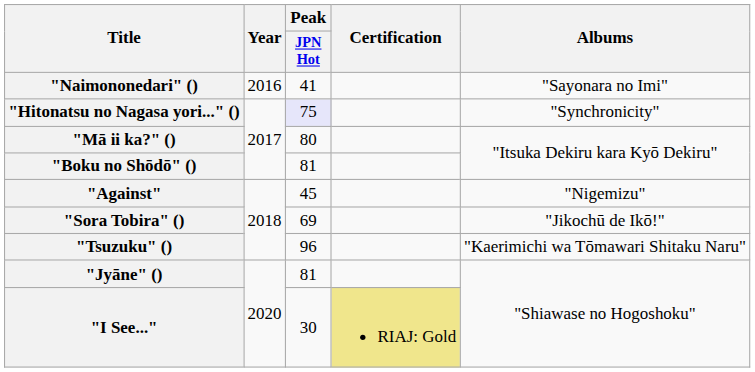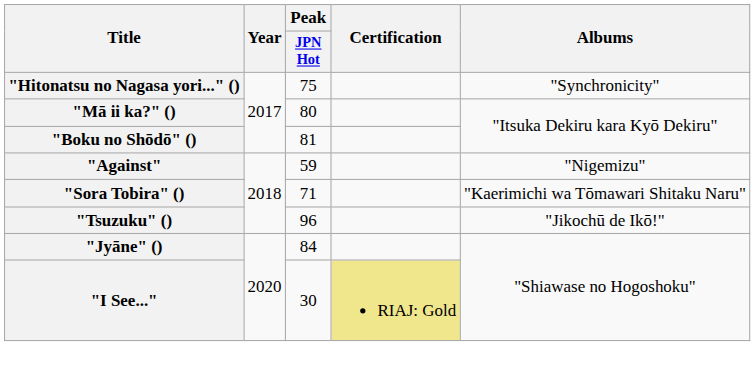- row: (124, 85)
(308, 112) lavender background -> (308, 85) no background
(308, 193) 45 -> (308, 166) 59
(308, 220) 69 -> (308, 193) 71
(605, 220) "Jikochū de Ikō!" -> (605, 193) "Kaerimichi wa Tōmawari Shitaku Naru"
(605, 246) "Kaerimichi wa Tōmawari Shitaku Naru" -> (605, 220) "Jikochū de Ikō!"
(308, 273) 81 -> (308, 246) 84
